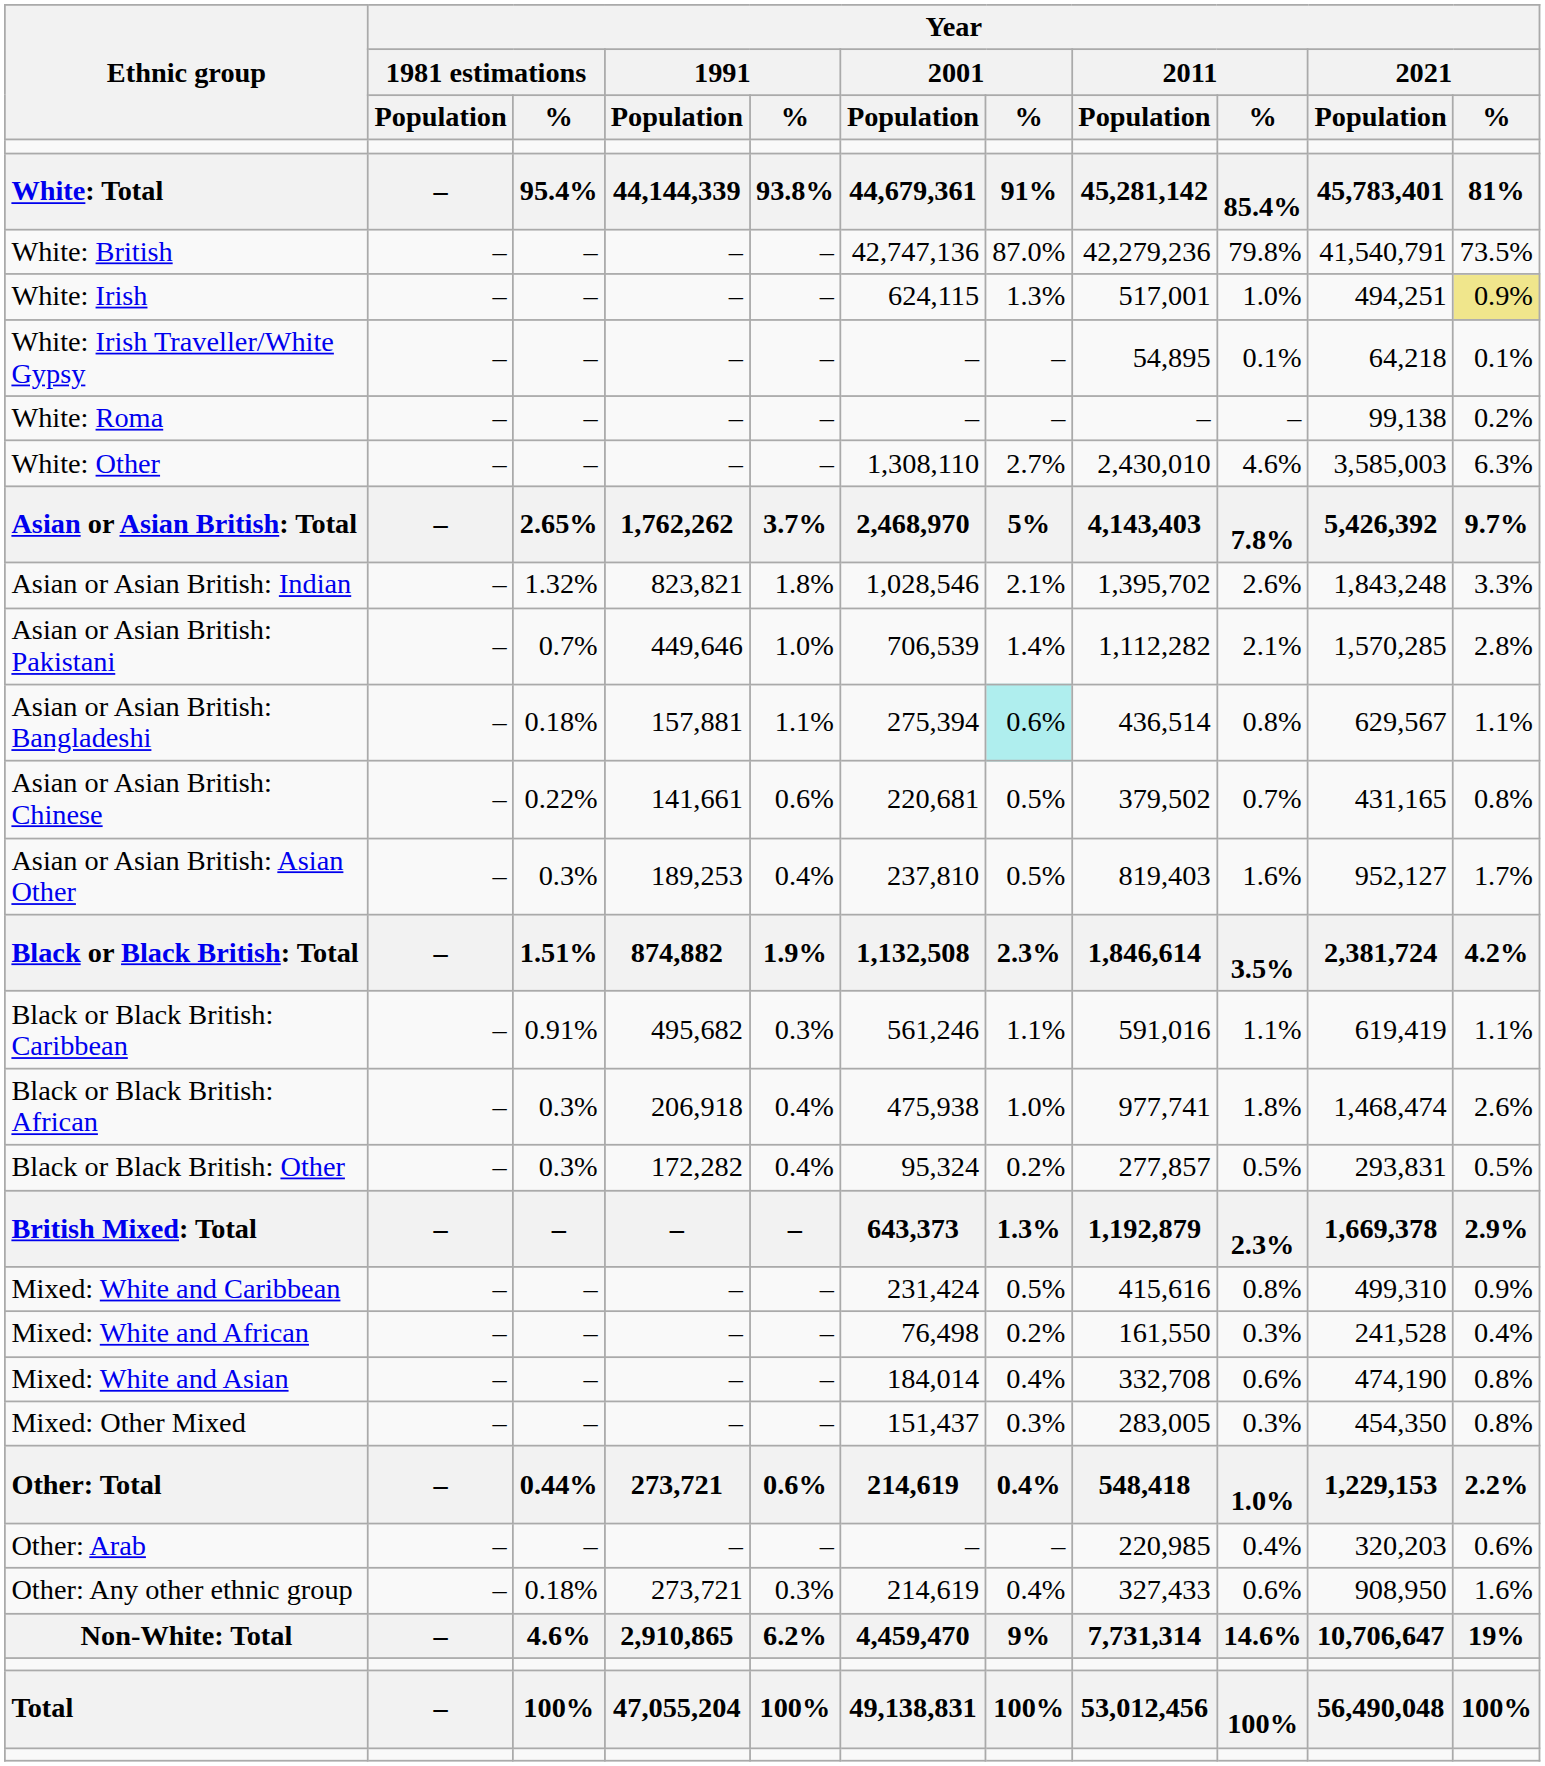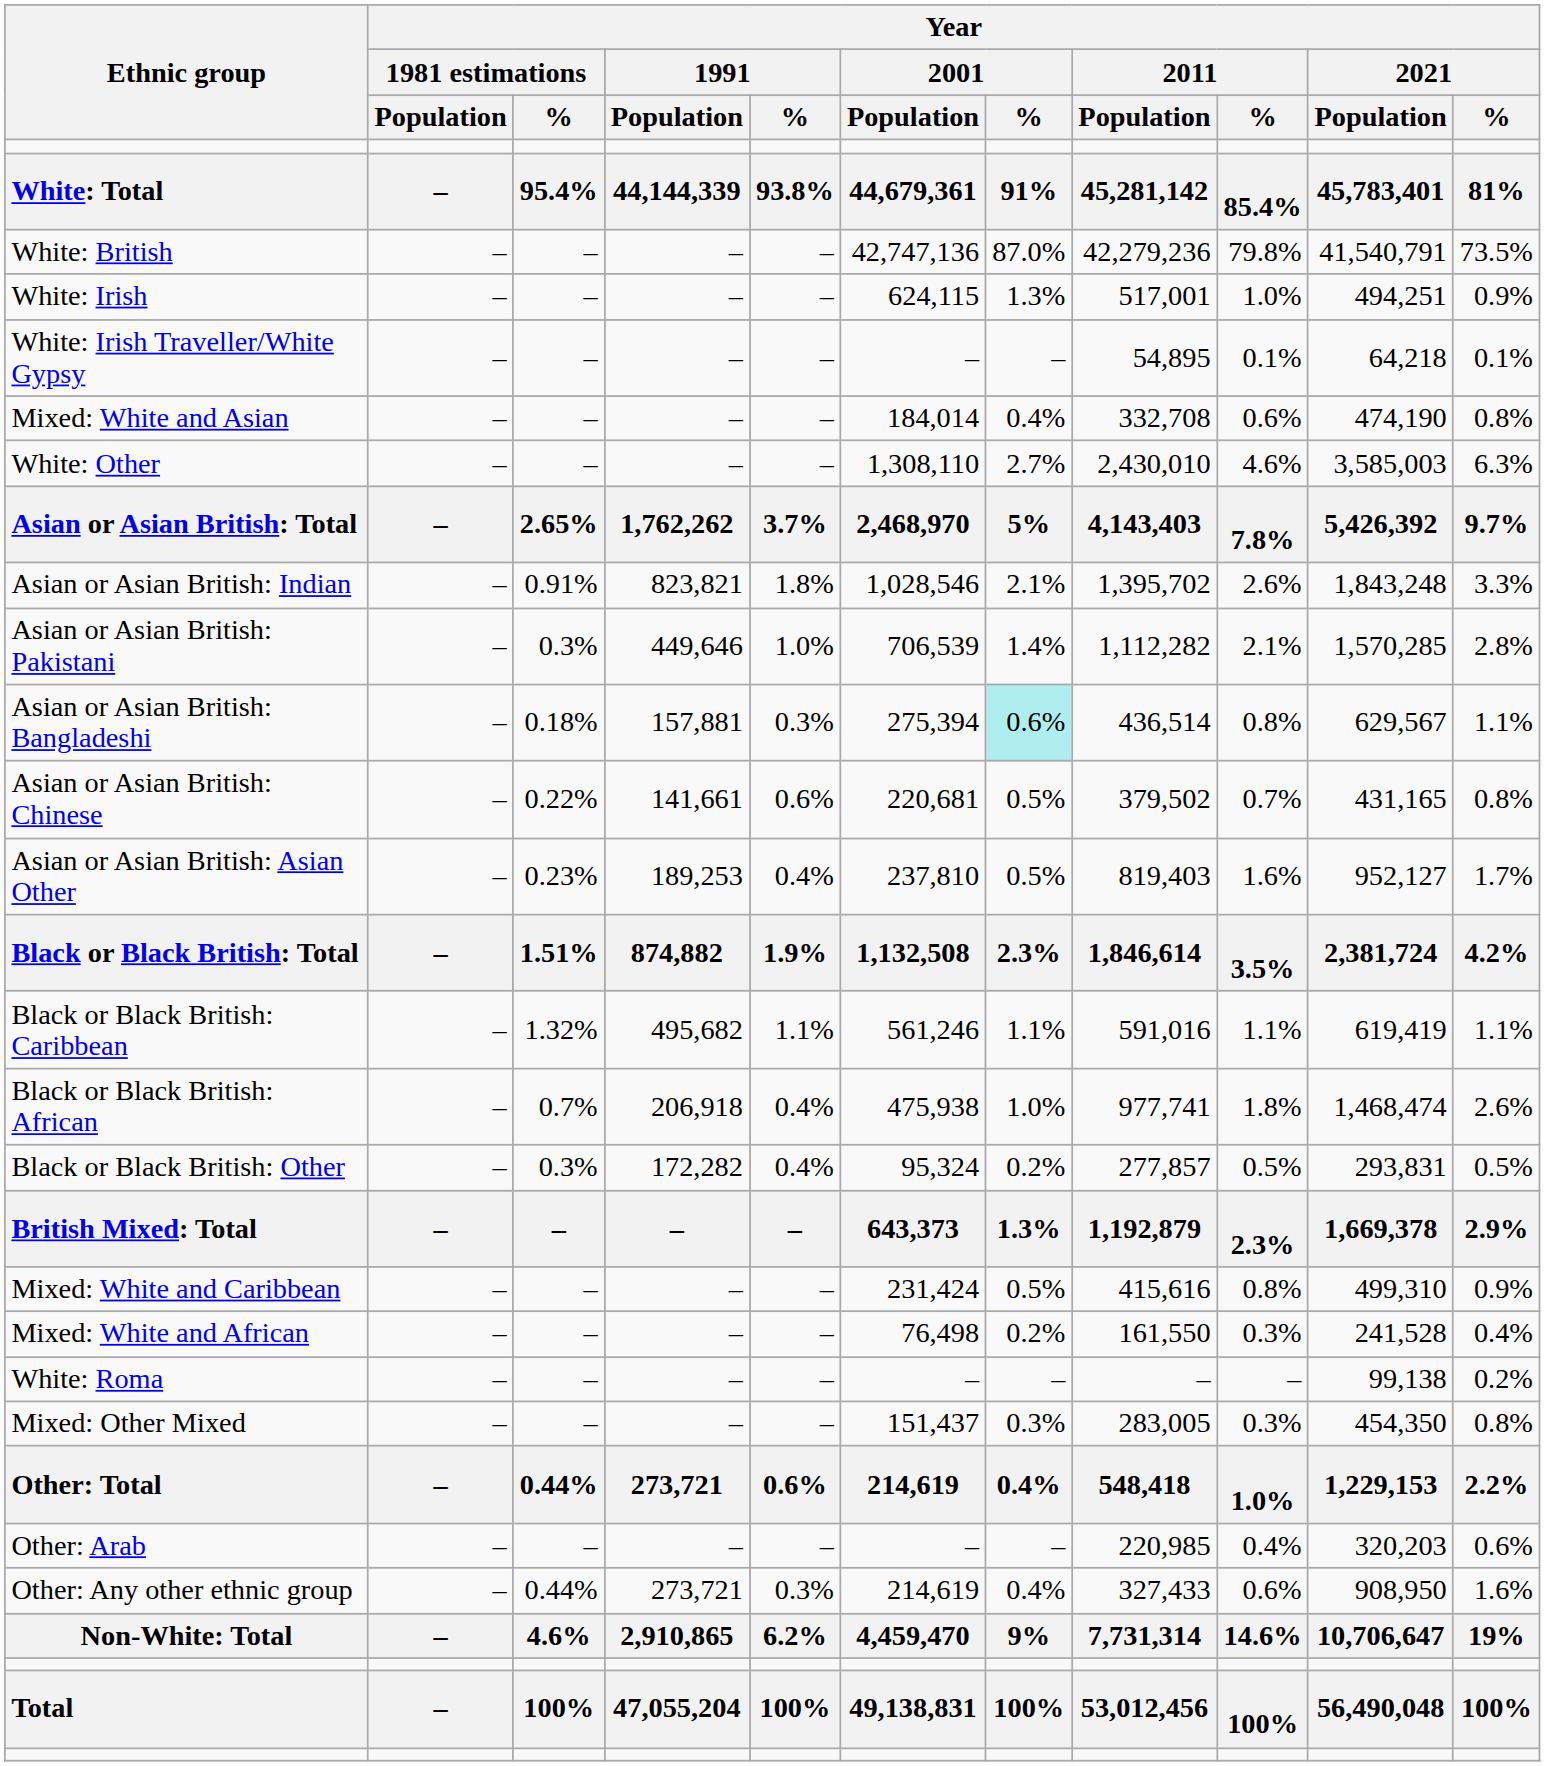(1503, 296) khaki background -> (1503, 296) no background
rows swapped: (87, 418) <-> (150, 1378)
(561, 584) 1.32% -> (561, 584) 0.91%
(568, 645) 0.7% -> (568, 645) 0.3%
(804, 722) 1.1% -> (804, 722) 0.3%
(568, 875) 0.3% -> (561, 875) 0.23%
(561, 1029) 0.91% -> (561, 1029) 1.32%
(804, 1029) 0.3% -> (804, 1029) 1.1%
(568, 1106) 0.3% -> (568, 1106) 0.7%
(561, 1590) 0.18% -> (561, 1590) 0.44%
